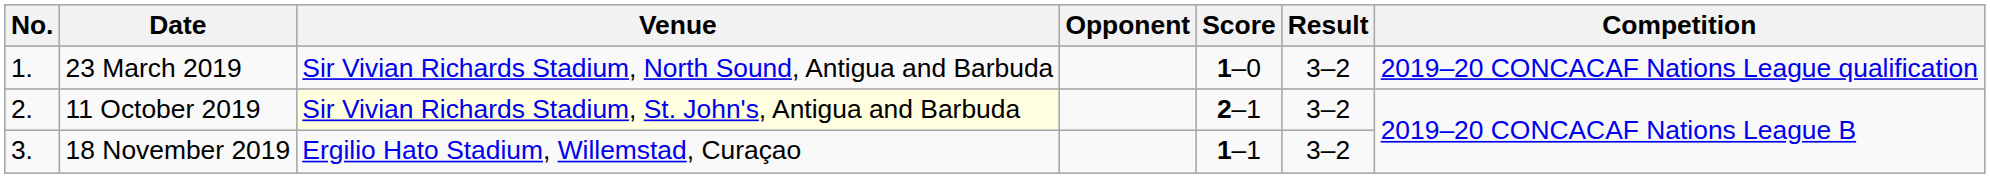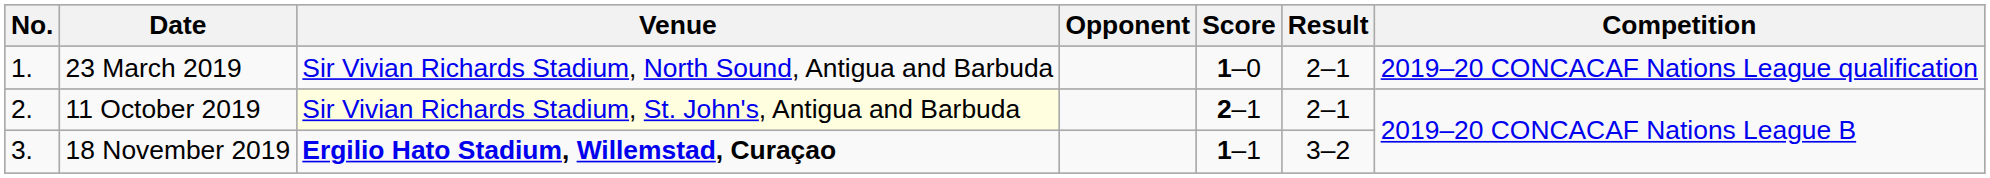(1328, 67) 3–2 -> (1328, 67) 2–1
(1328, 109) 3–2 -> (1328, 109) 2–1
(552, 151) normal -> (569, 151) bold
